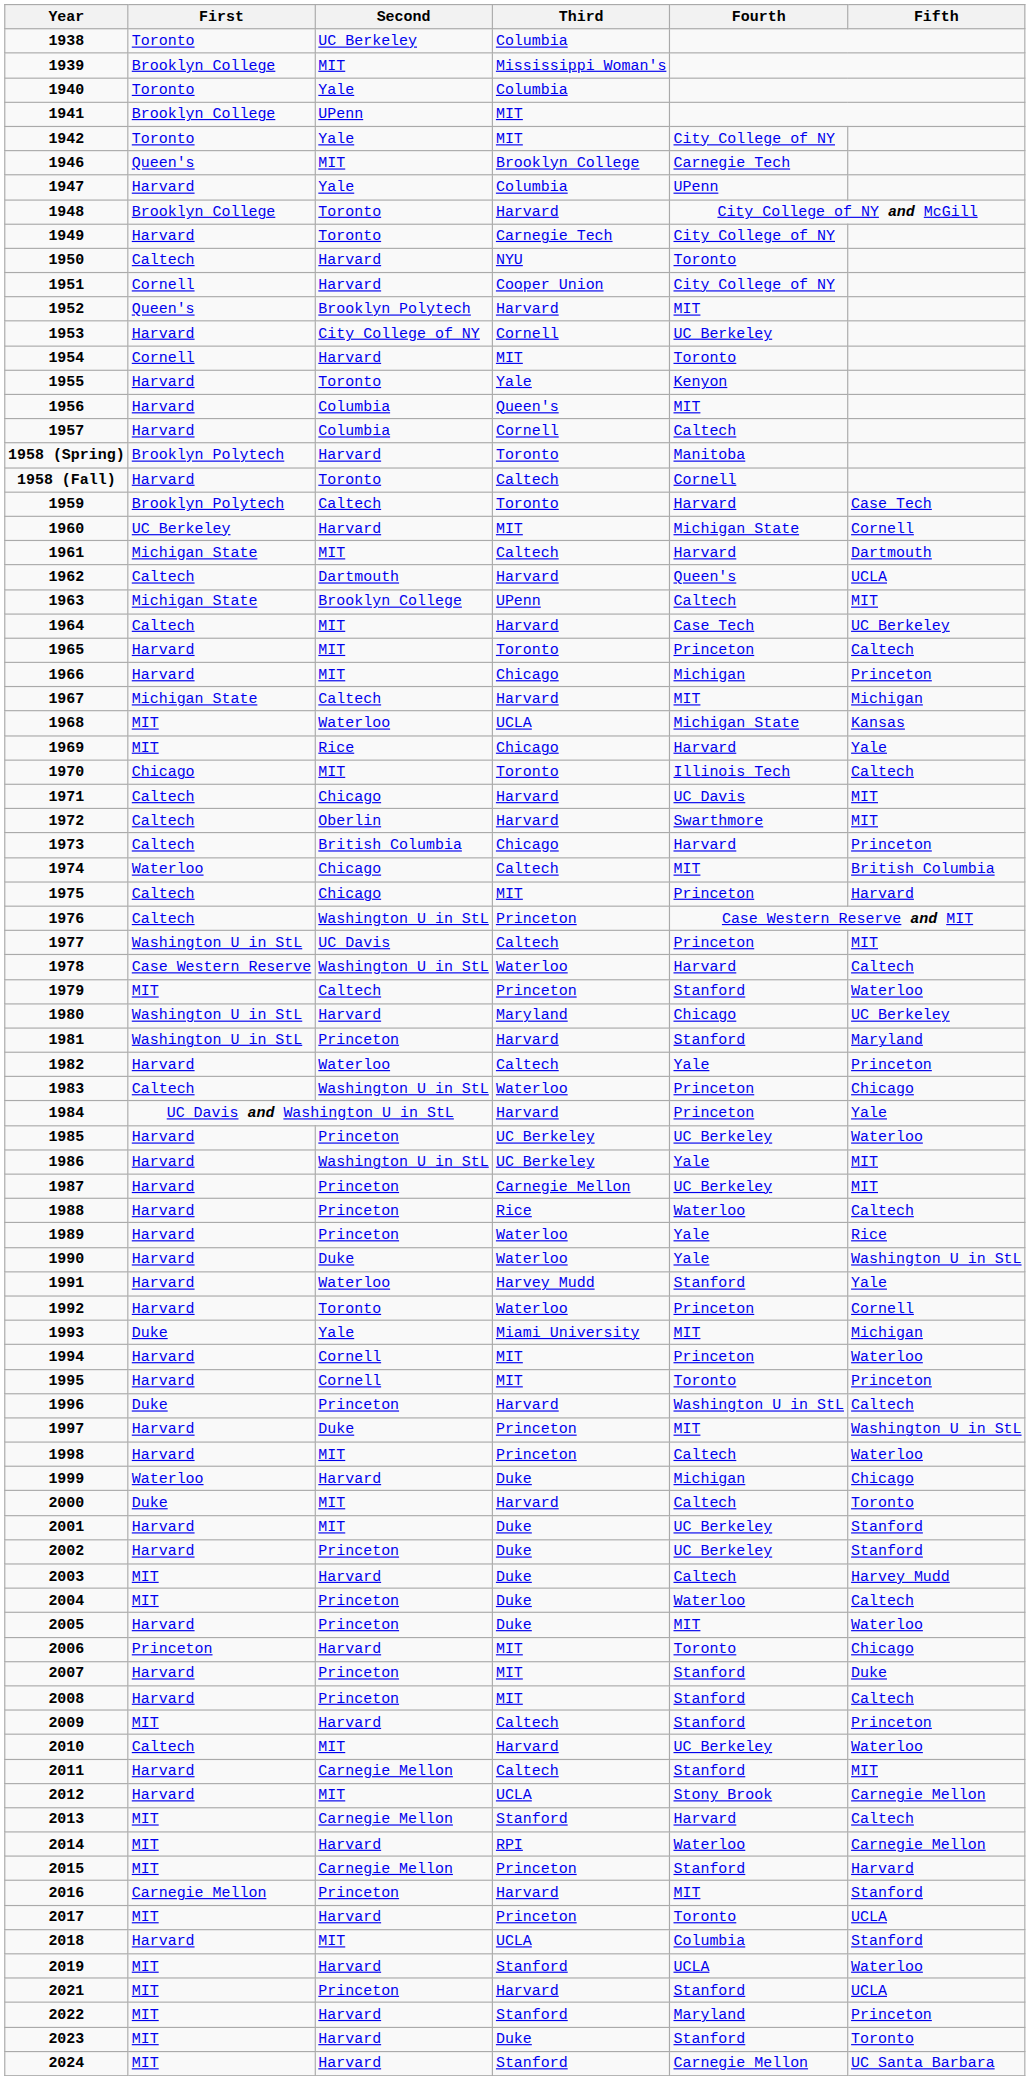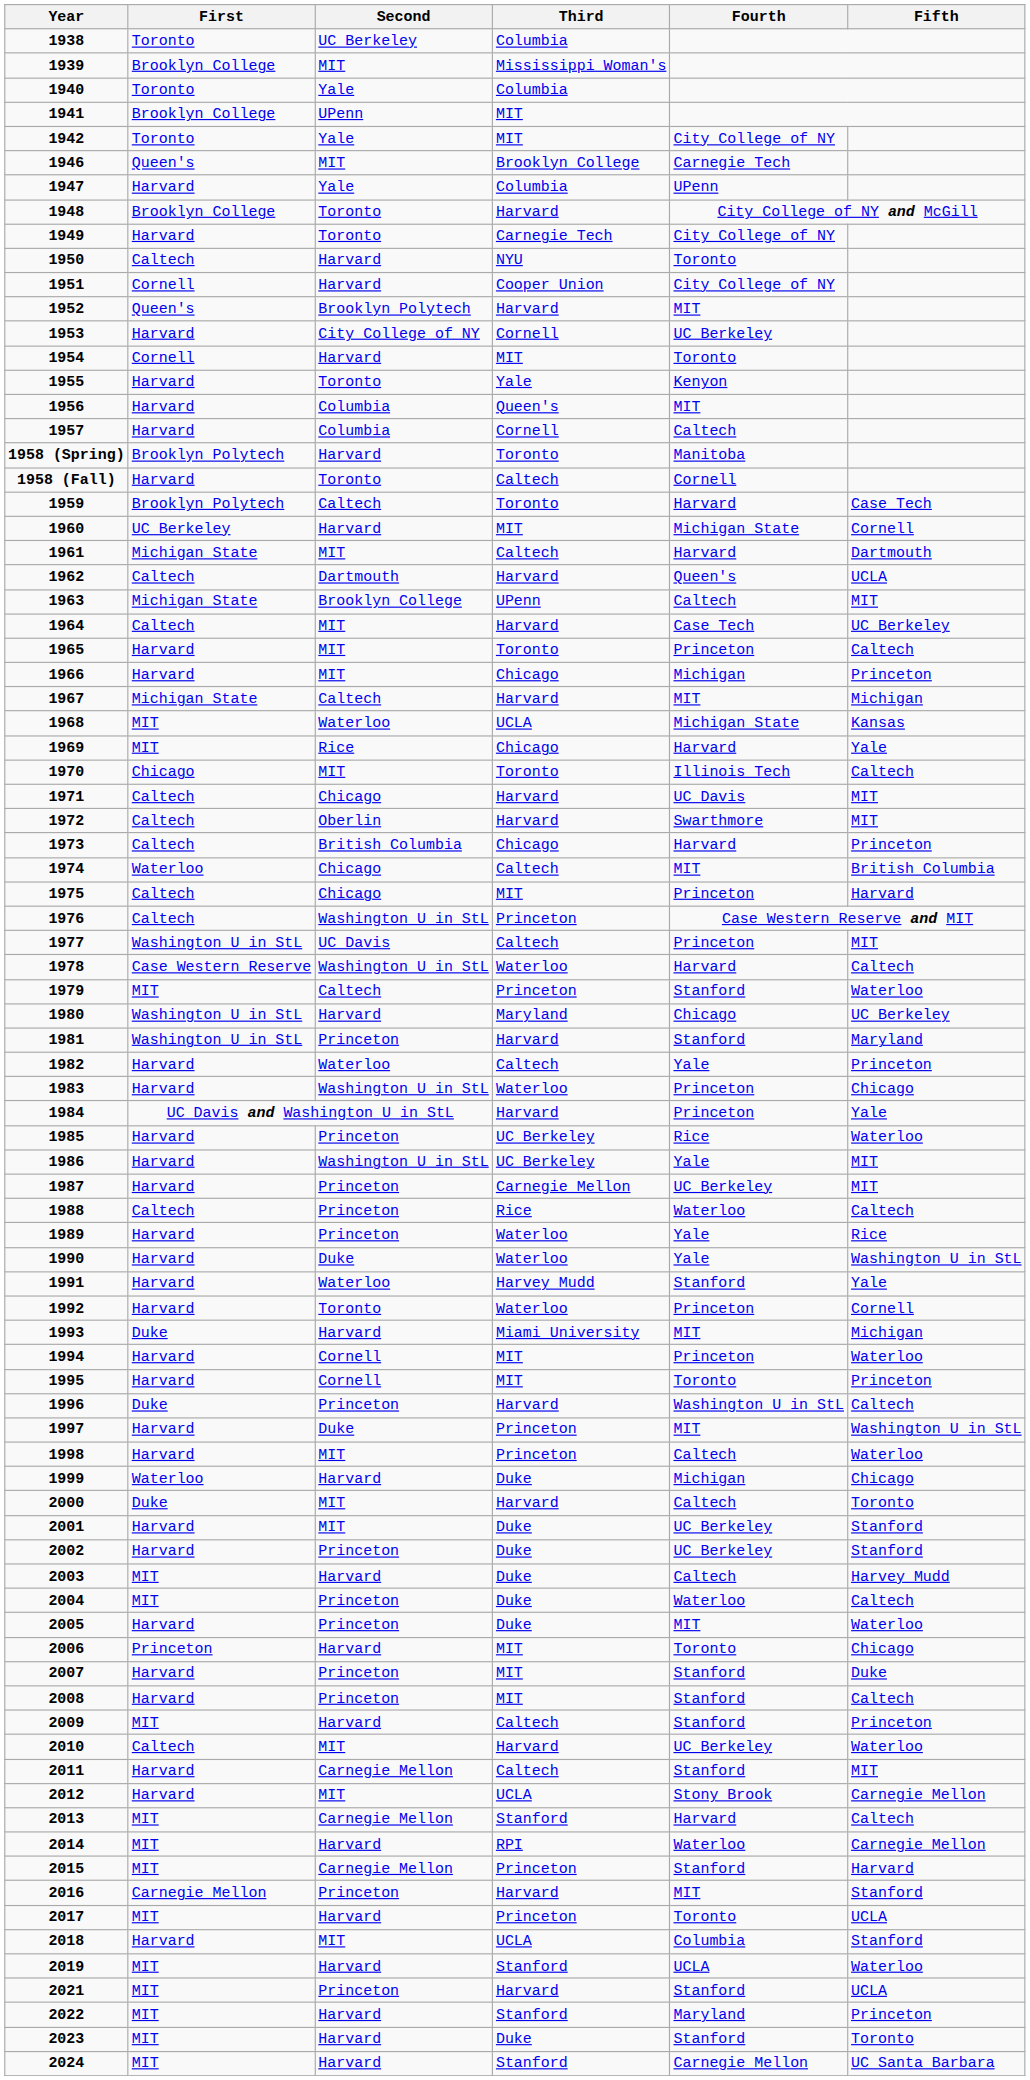(163, 1089) Caltech -> (163, 1089) Harvard
(723, 1138) UC Berkeley -> (691, 1138) Rice
(163, 1211) Harvard -> (163, 1211) Caltech
(336, 1333) Yale -> (350, 1333) Harvard
